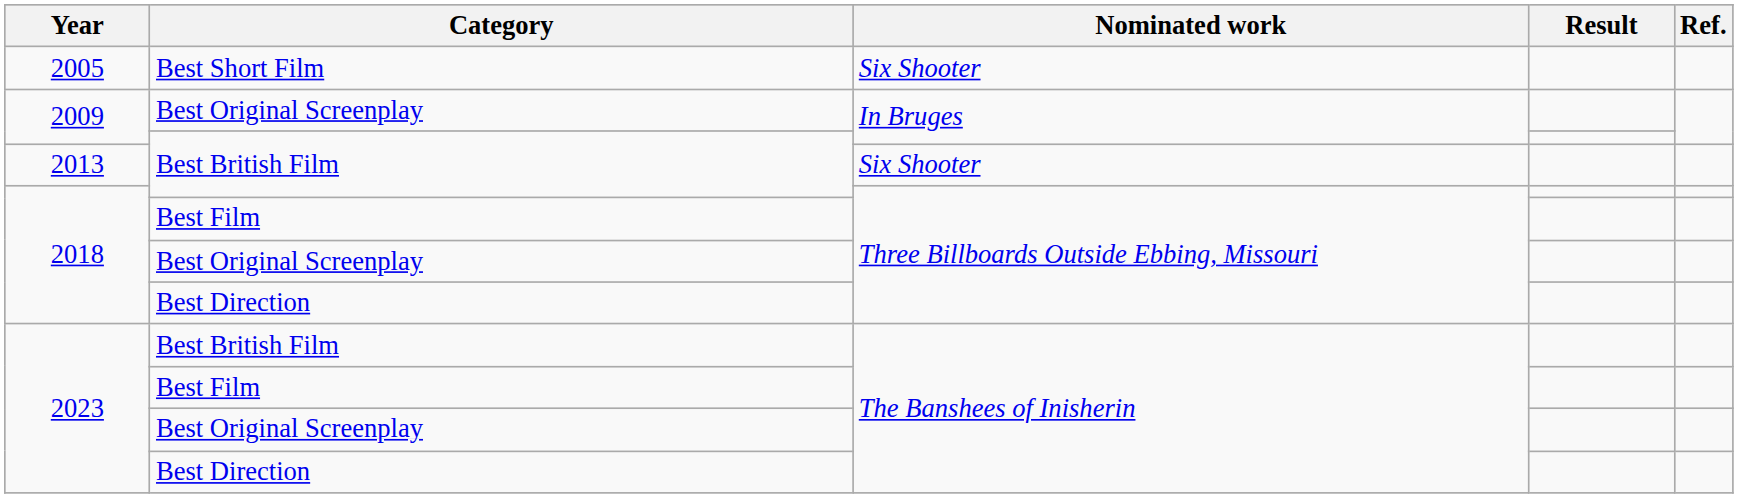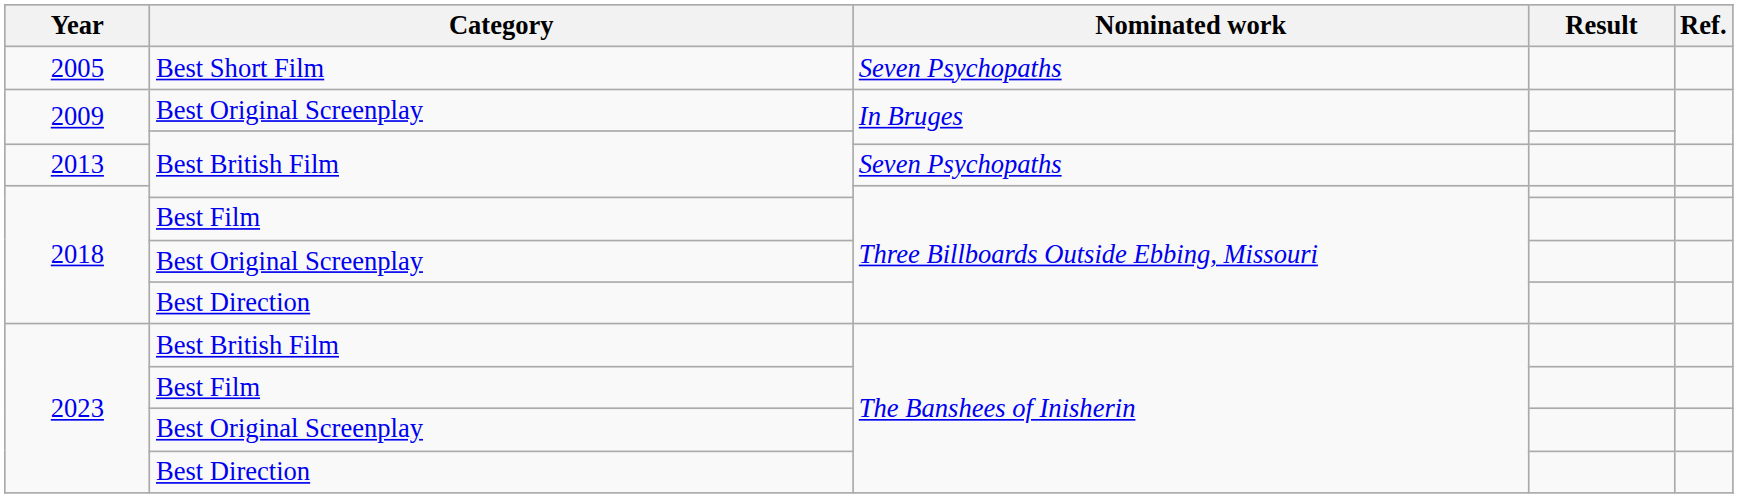(920, 67) Six Shooter -> (960, 67) Seven Psychopaths
(920, 164) Six Shooter -> (960, 164) Seven Psychopaths
